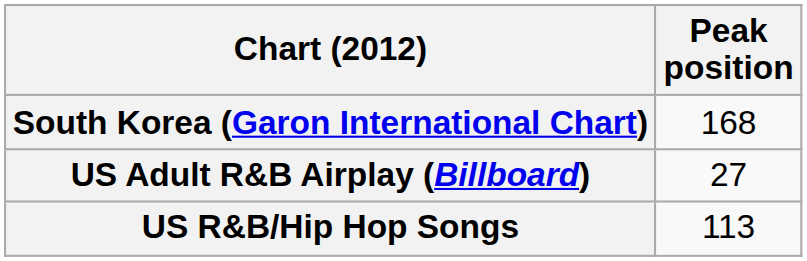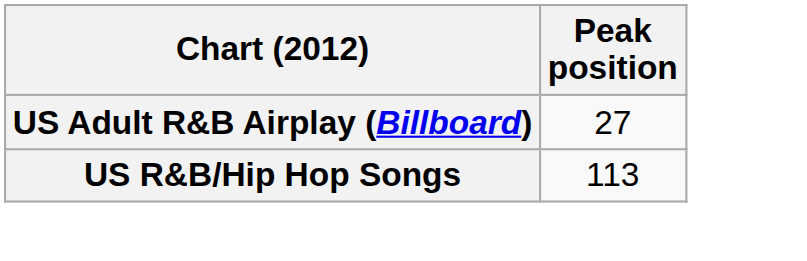- row: (330, 121)
